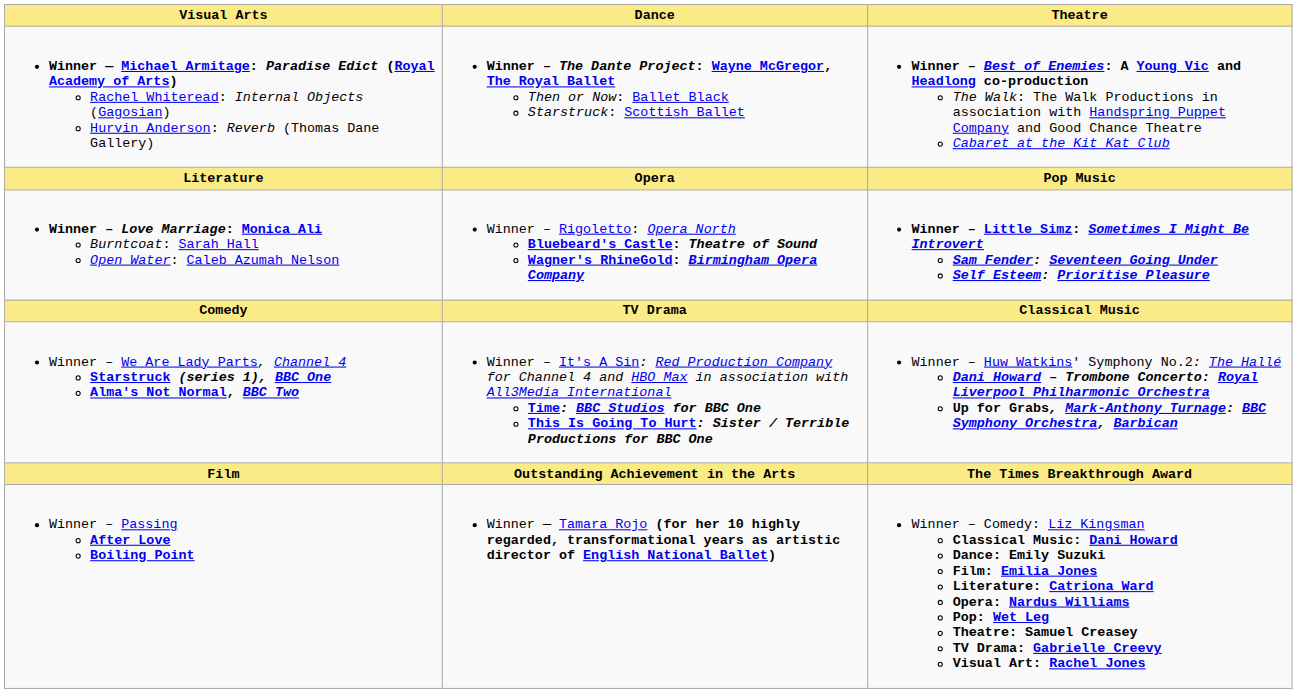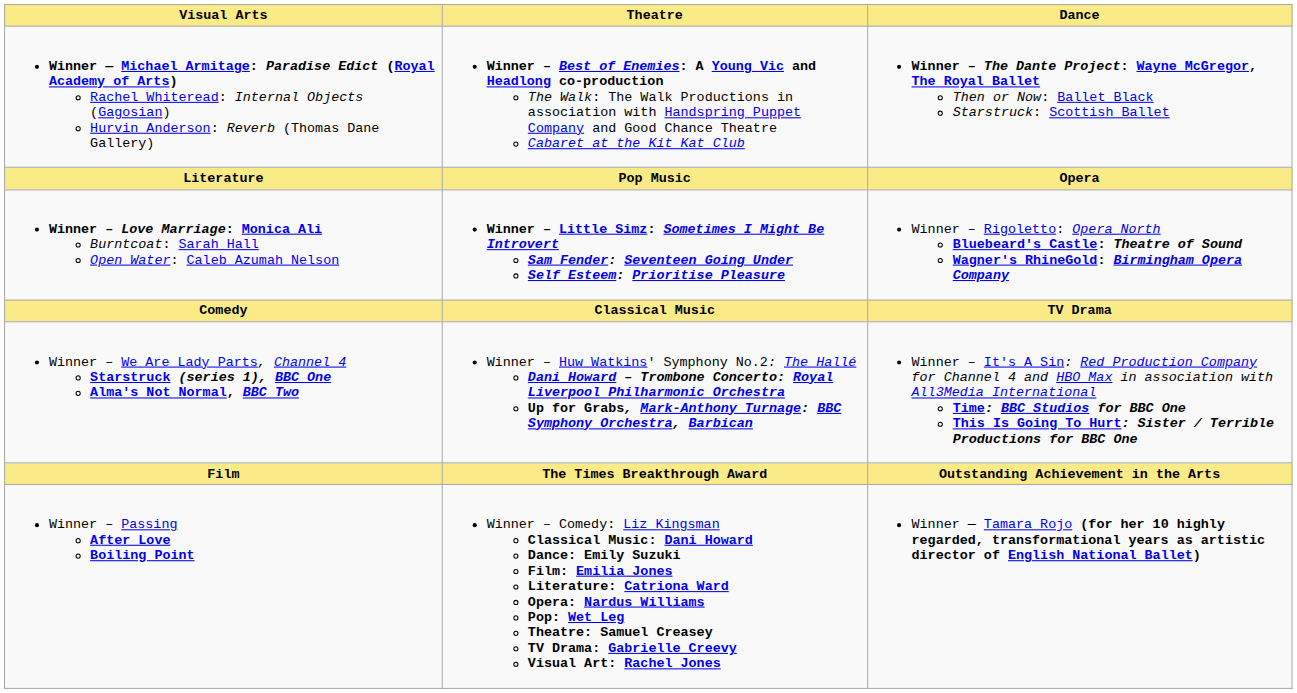columns swapped: (1080, 15) <-> (655, 15)
